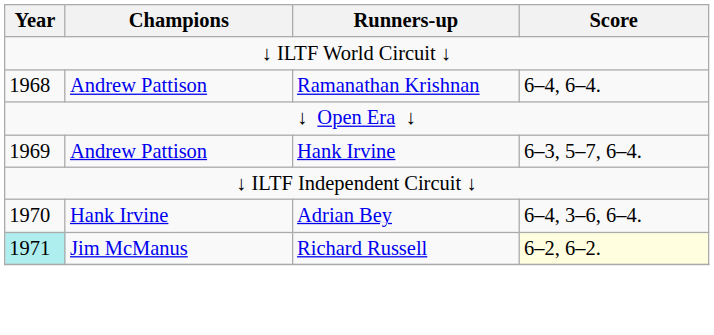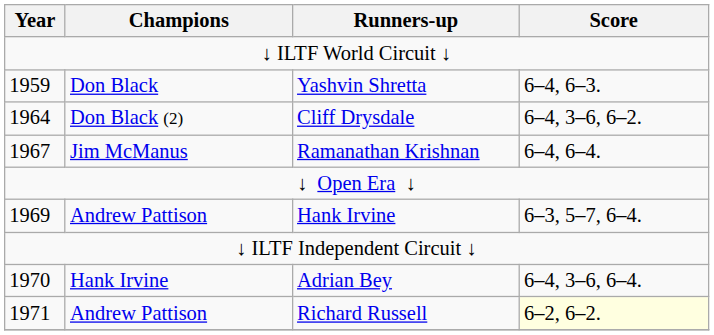+ row: (362, 85)
+ row: (356, 118)
(30, 85) 1968 -> (30, 150) 1967
(139, 85) Andrew Pattison -> (129, 150) Jim McManus
(30, 248) paleturquoise background -> (30, 313) no background
(129, 248) Jim McManus -> (139, 313) Andrew Pattison
